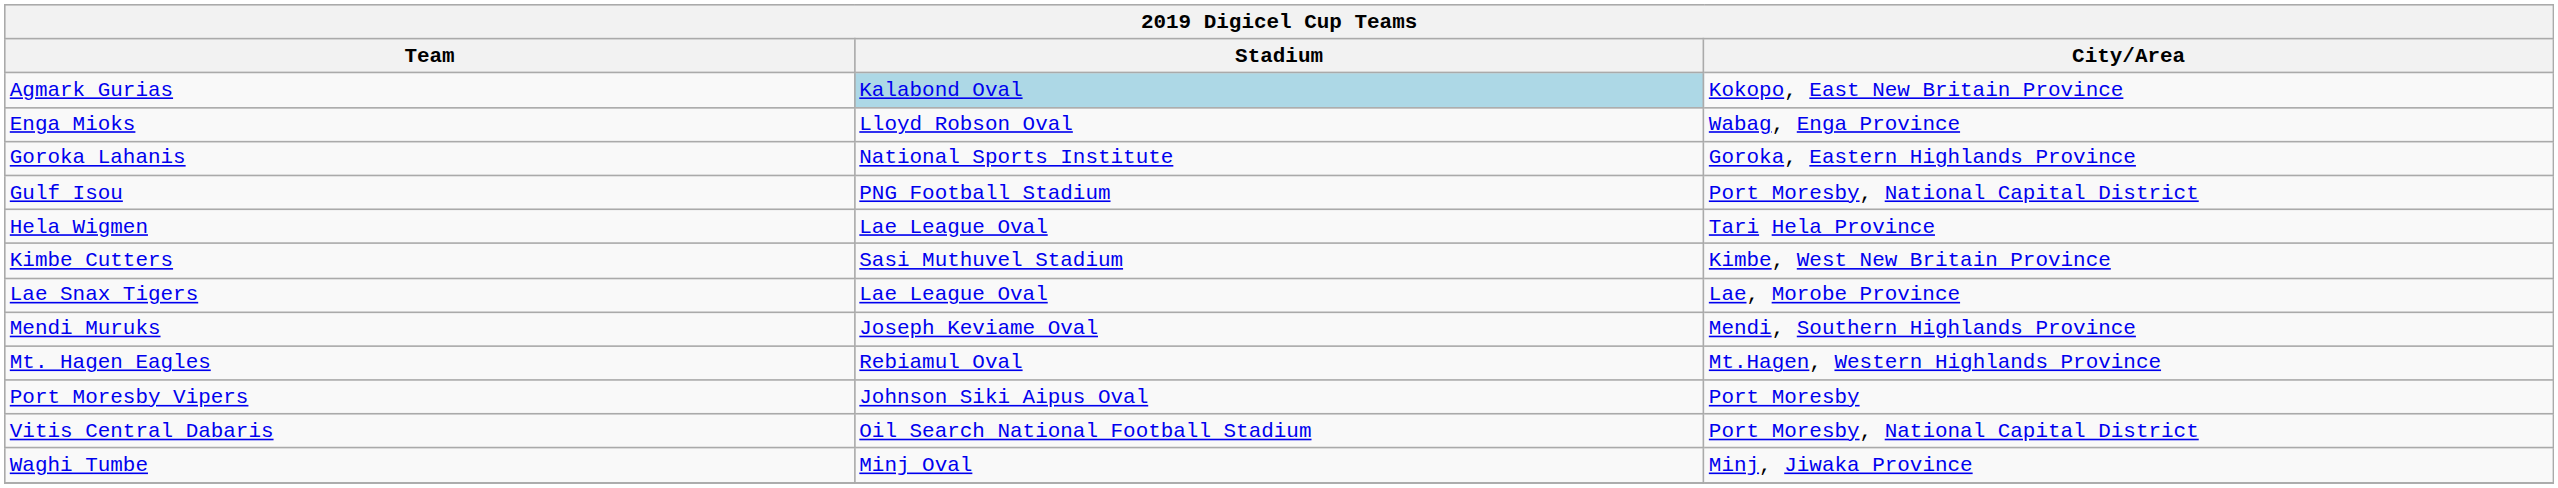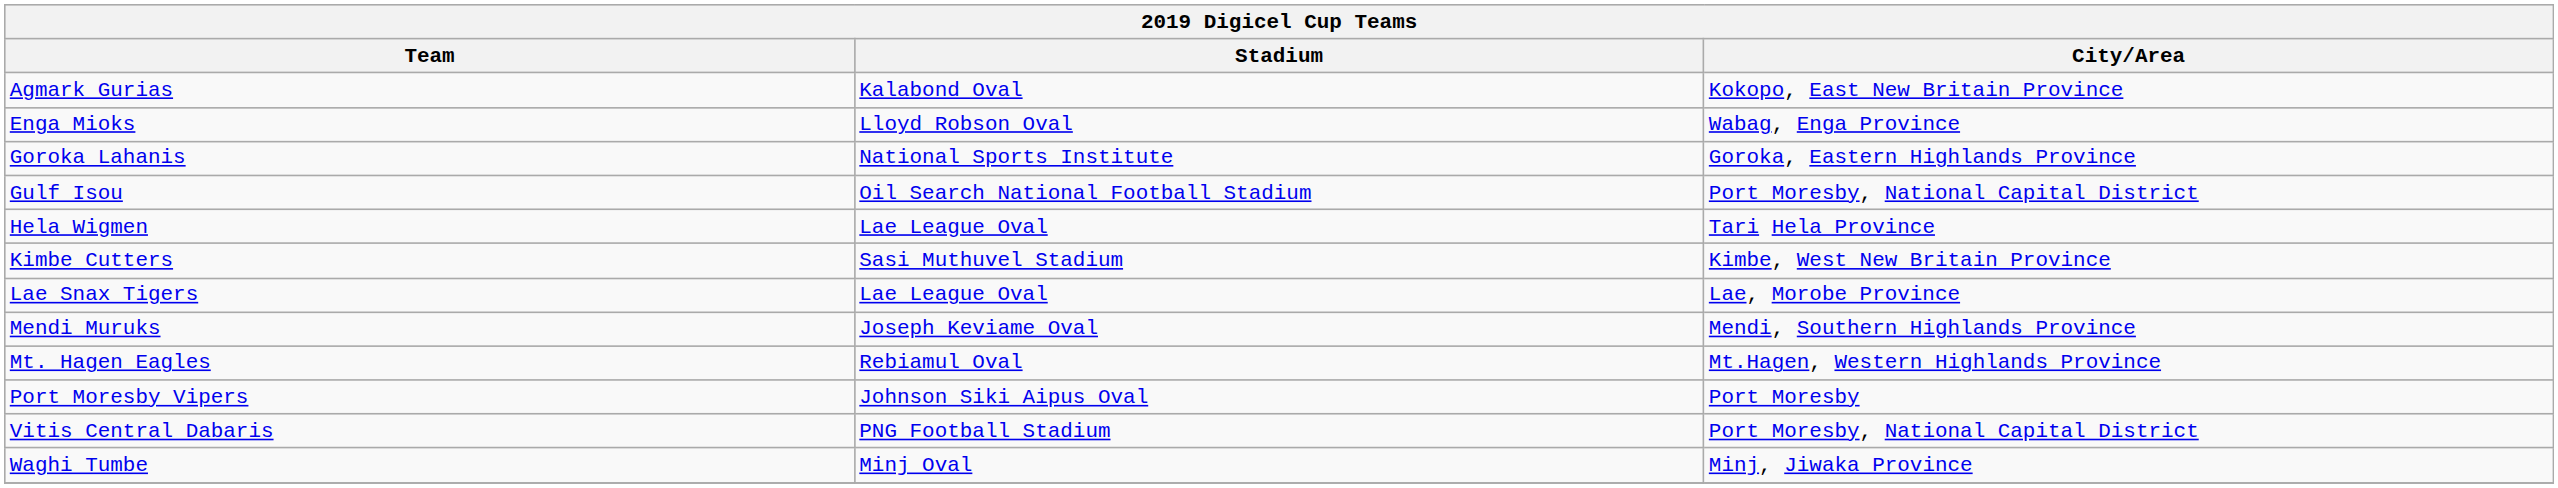(941, 90) lightblue background -> (941, 90) no background
(985, 192) PNG Football Stadium -> (1085, 192) Oil Search National Football Stadium
(1085, 431) Oil Search National Football Stadium -> (985, 431) PNG Football Stadium
